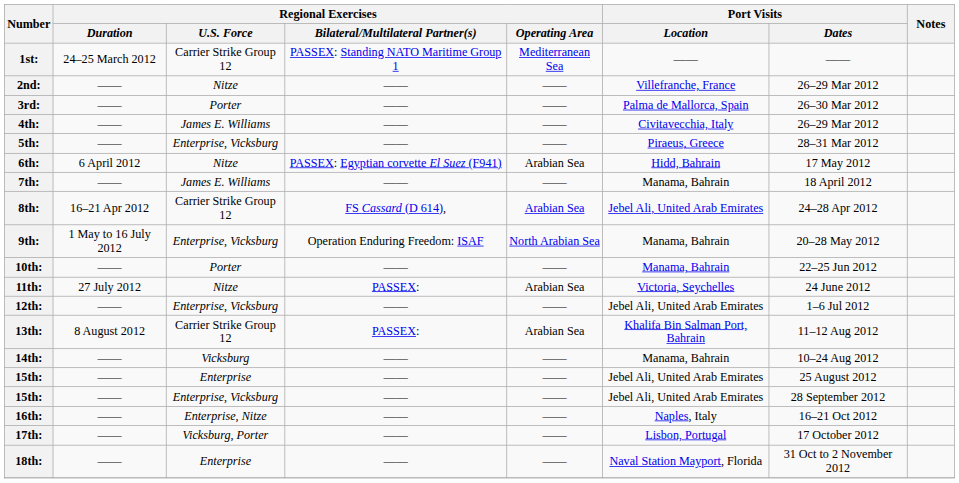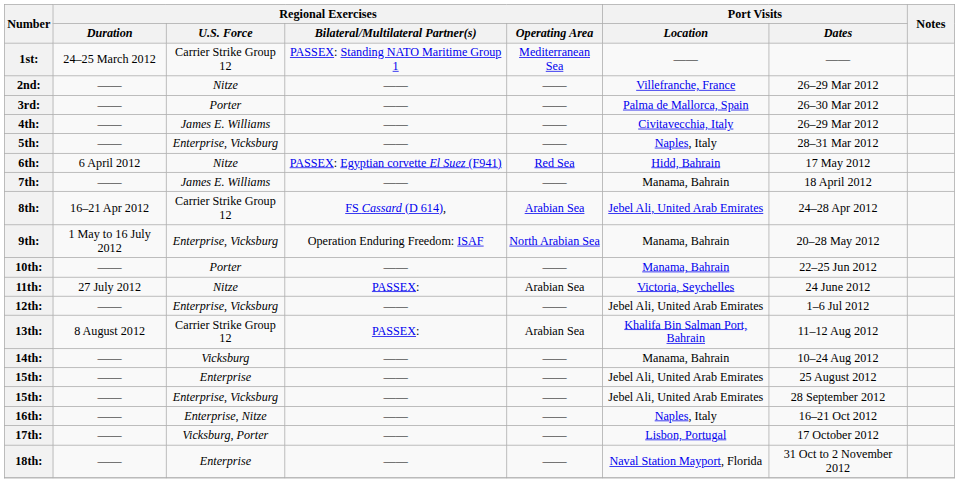(686, 143) Piraeus, Greece -> (686, 143) Naples, Italy
(555, 162) Arabian Sea -> (555, 162) Red Sea
